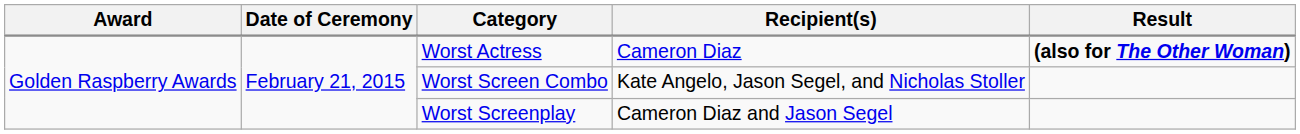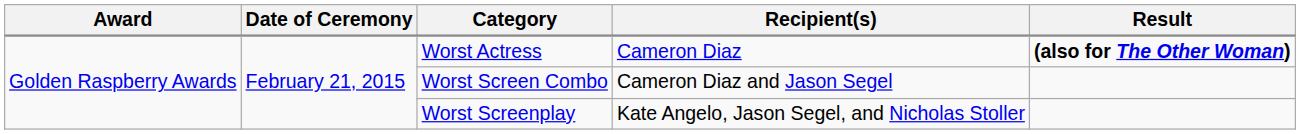(821, 82) Kate Angelo, Jason Segel, and Nicholas Stoller -> (755, 82) Cameron Diaz and Jason Segel
(755, 113) Cameron Diaz and Jason Segel -> (821, 113) Kate Angelo, Jason Segel, and Nicholas Stoller
